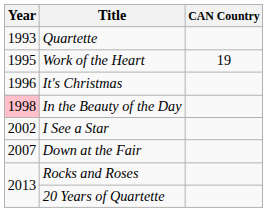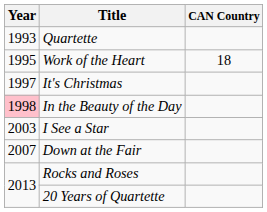(224, 60) 19 -> (224, 60) 18
(22, 83) 1996 -> (22, 83) 1997
(22, 128) 2002 -> (22, 128) 2003
